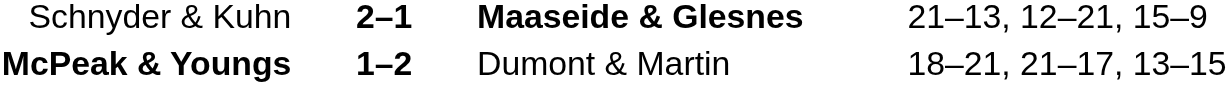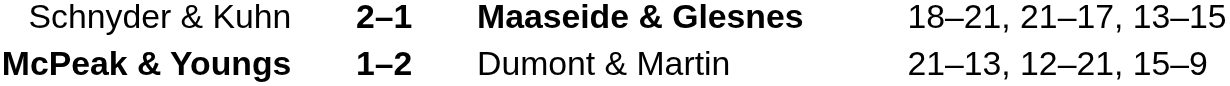(1058, 17) 21–13, 12–21, 15–9 -> (1067, 17) 18–21, 21–17, 13–15
(1067, 63) 18–21, 21–17, 13–15 -> (1058, 63) 21–13, 12–21, 15–9
